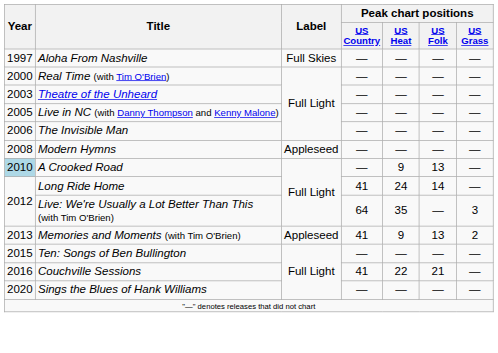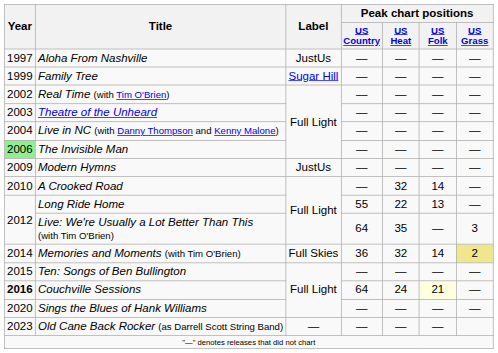(311, 58) Full Skies -> (313, 58) JustUs
+ row: (68, 76)
(20, 76) 2000 -> (20, 94) 2002
(20, 112) 2005 -> (20, 131) 2004
(20, 131) no background -> (20, 149) lightgreen background
(20, 149) 2008 -> (20, 167) 2009
(311, 149) Appleseed -> (313, 167) JustUs
(20, 167) lightblue background -> (20, 185) no background
(401, 167) 9 -> (401, 185) 32
(438, 167) 13 -> (438, 185) 14
(362, 185) 41 -> (362, 204) 55
(401, 185) 24 -> (401, 204) 22
(438, 185) 14 -> (438, 204) 13
(20, 235) 2013 -> (20, 253) 2014
(311, 235) Appleseed -> (313, 253) Full Skies
(362, 235) 41 -> (362, 253) 36
(401, 235) 9 -> (401, 253) 32
(438, 235) 13 -> (438, 253) 14
(475, 235) no background -> (475, 253) khaki background
(20, 271) normal -> (20, 290) bold
(362, 271) 41 -> (362, 290) 64
(401, 271) 22 -> (401, 290) 24
(438, 271) no background -> (438, 290) lightyellow background
+ row: (161, 326)
